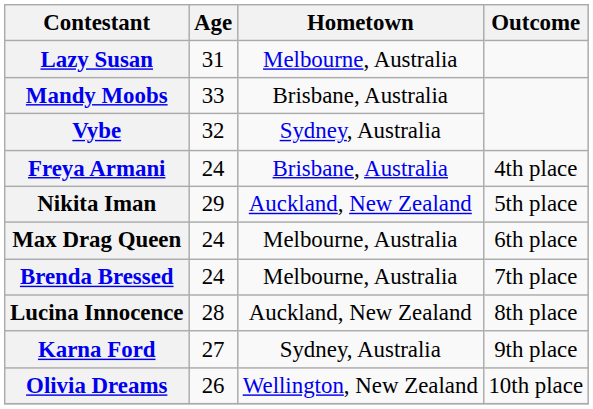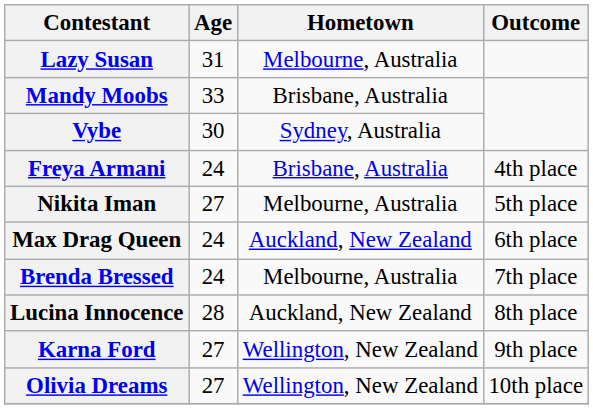(213, 131) 32 -> (213, 131) 30
(213, 204) 29 -> (213, 204) 27
(360, 204) Auckland, New Zealand -> (360, 204) Melbourne, Australia
(360, 240) Melbourne, Australia -> (360, 240) Auckland, New Zealand
(360, 349) Sydney, Australia -> (360, 349) Wellington, New Zealand
(213, 385) 26 -> (213, 385) 27
